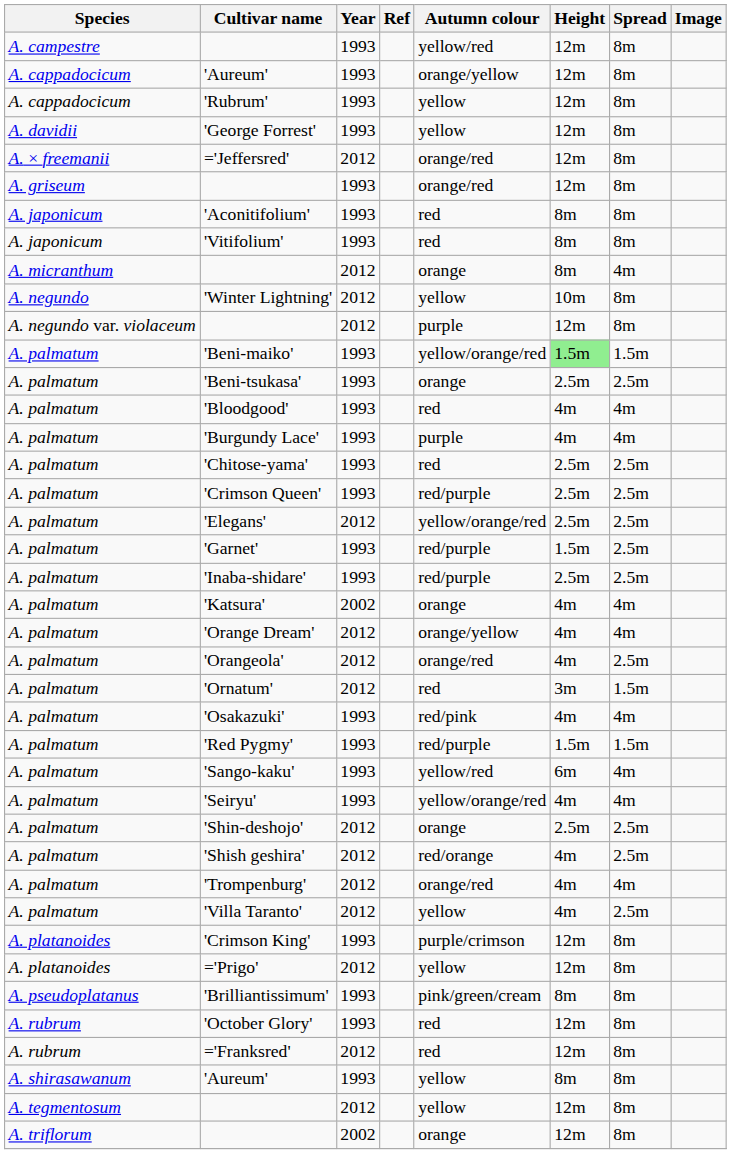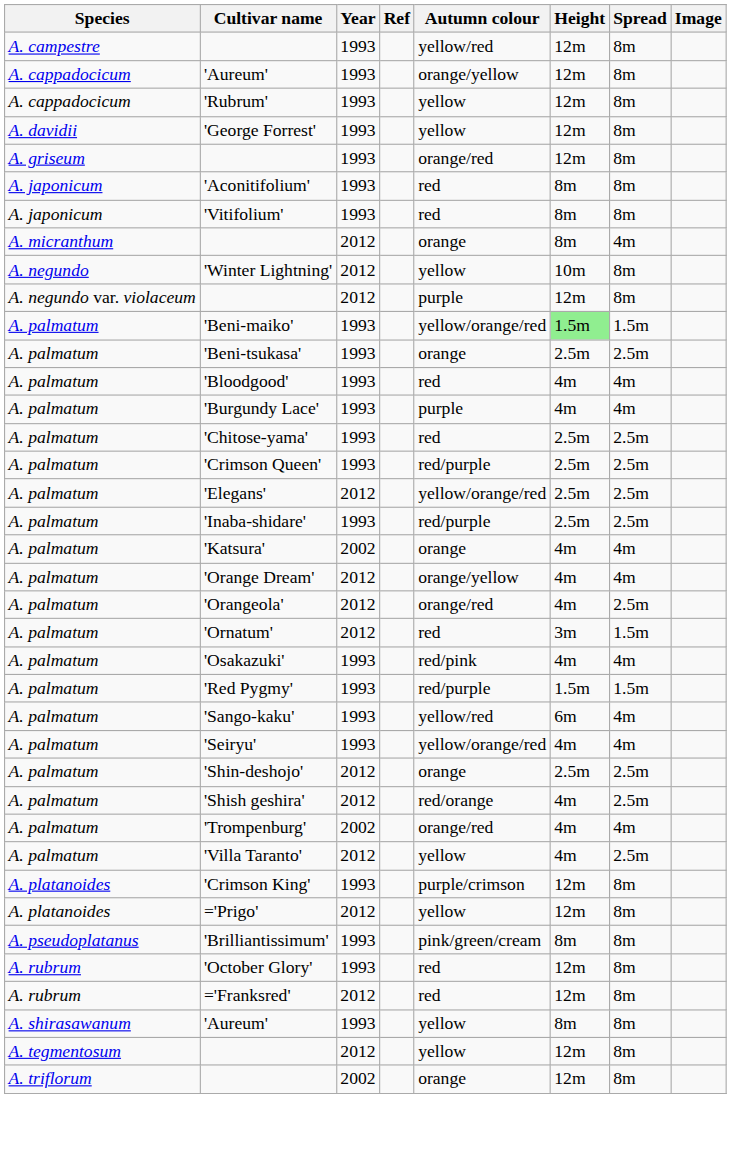- row: (59, 158)
- row: (54, 548)
(358, 883) 2012 -> (358, 827) 2002
